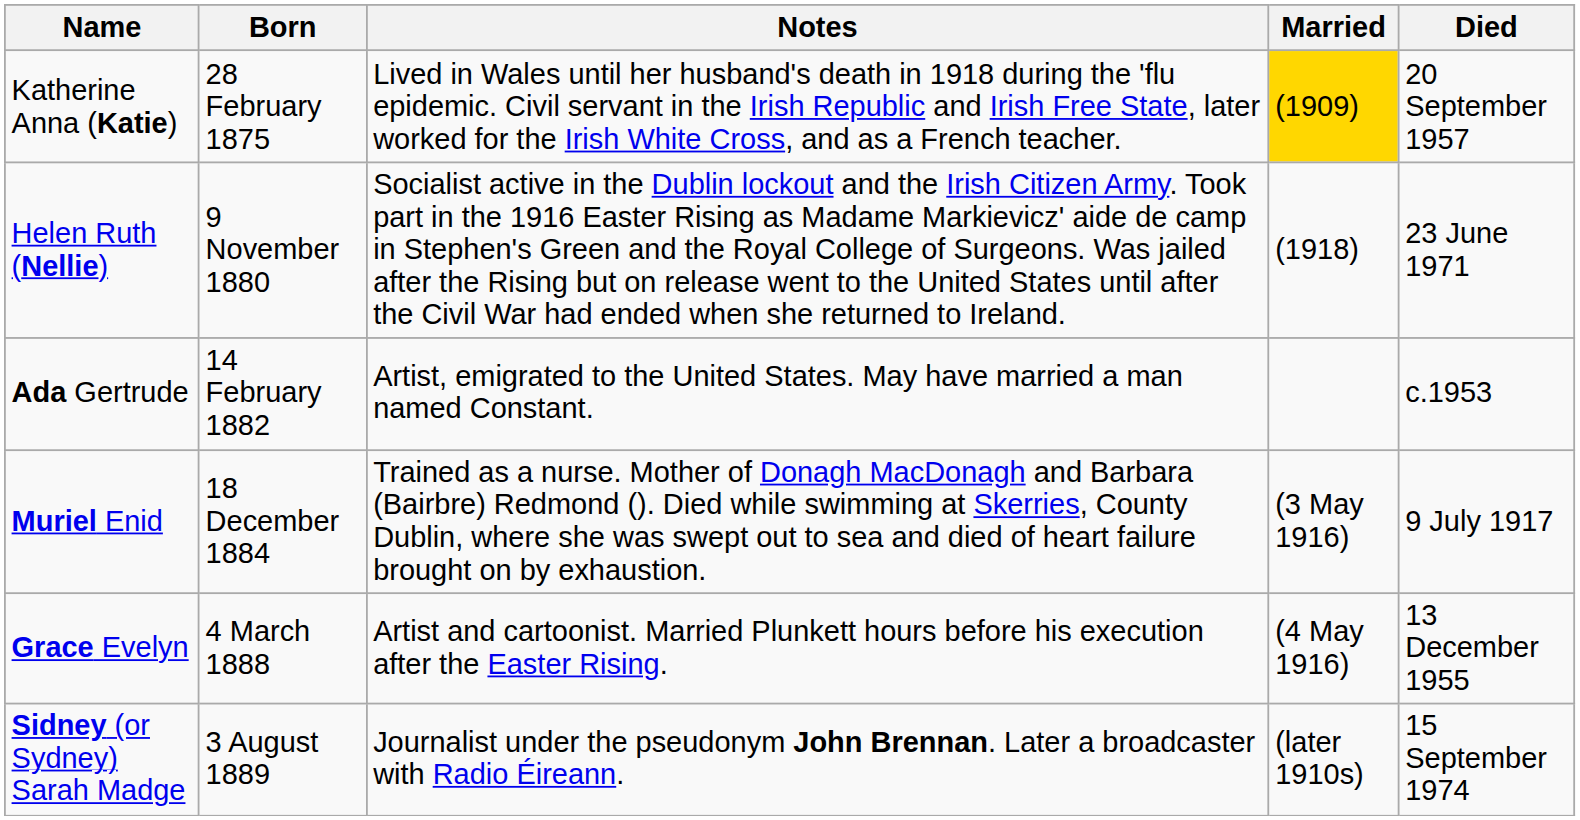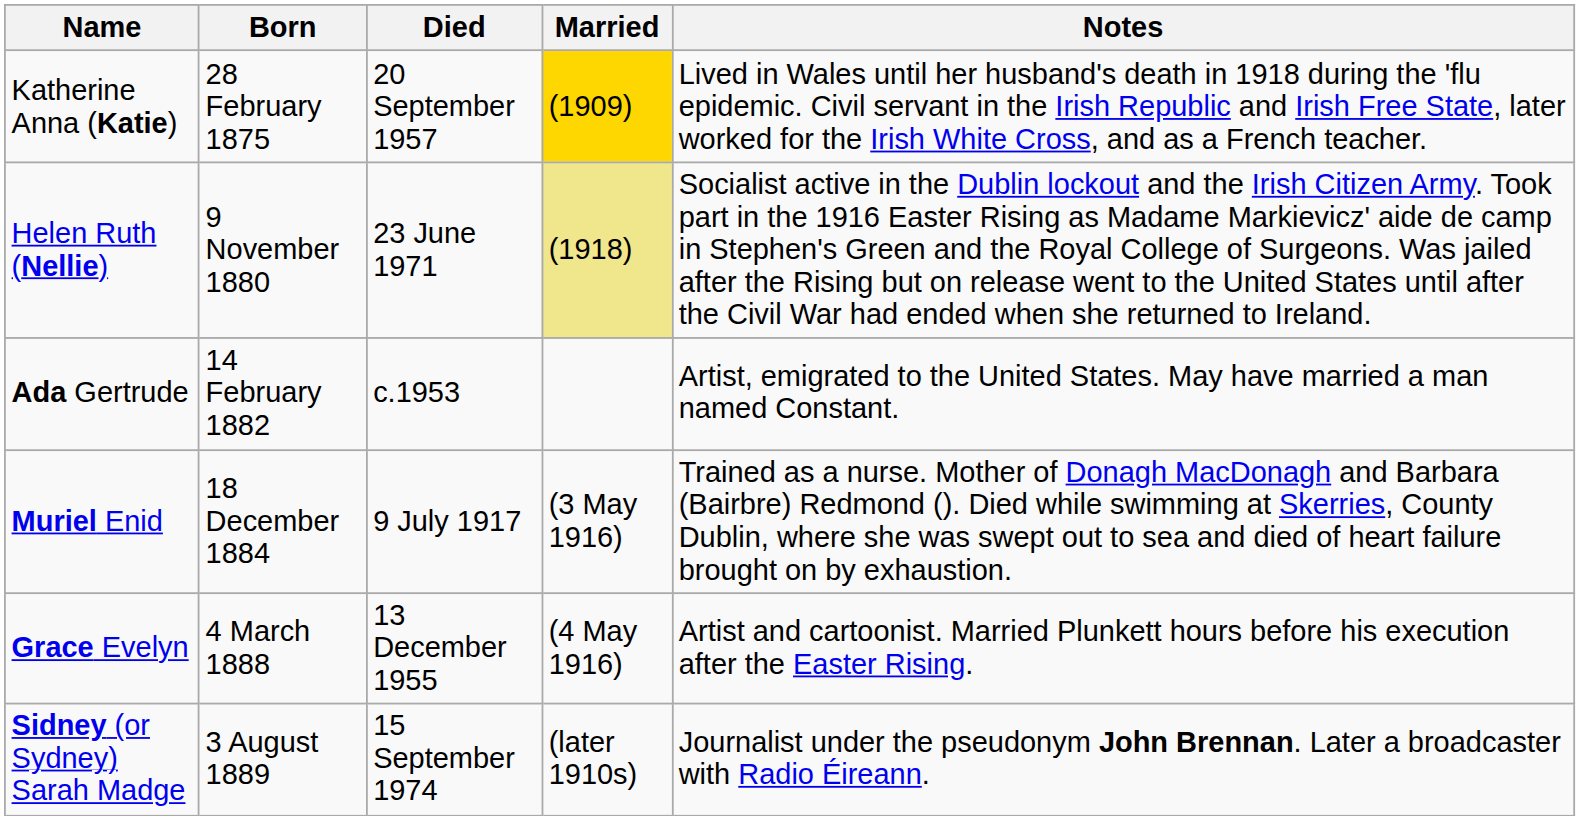columns swapped: (1486, 27) <-> (817, 27)
(1317, 249) no background -> (591, 249) khaki background
